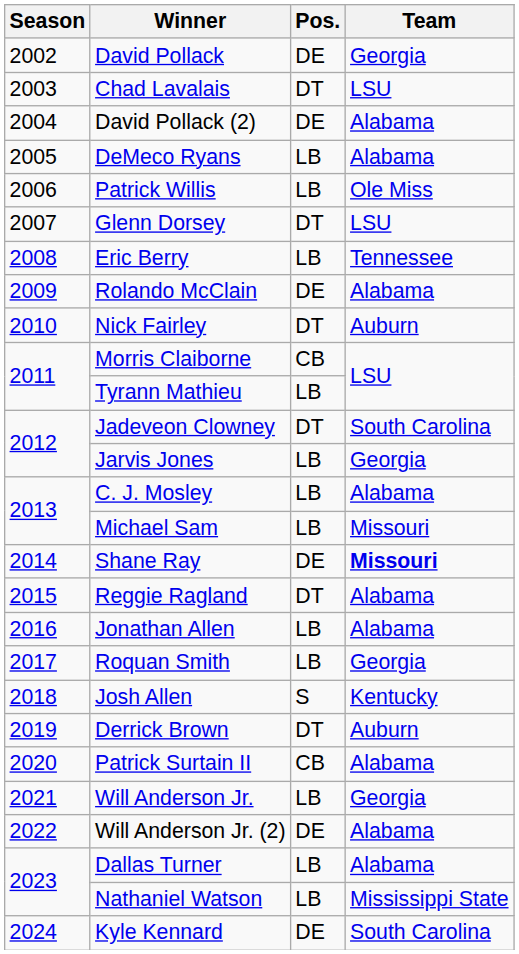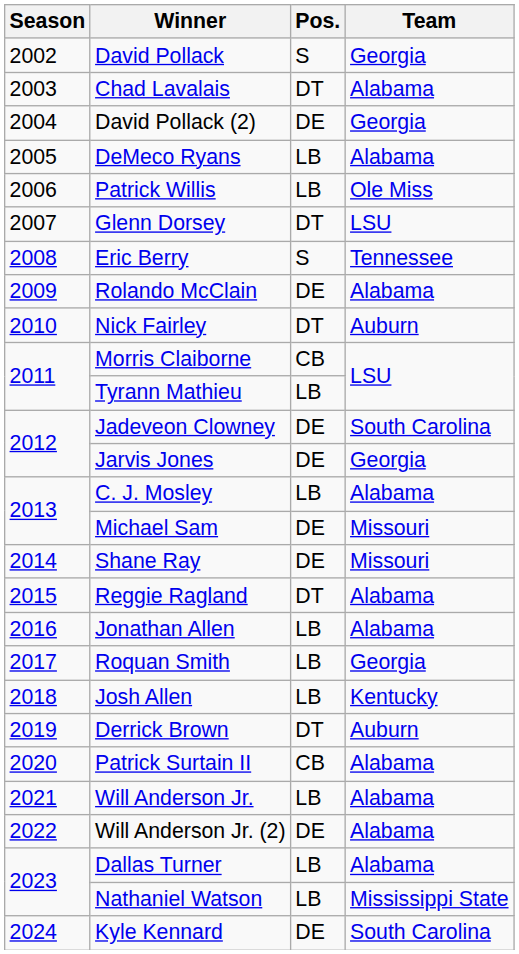(310, 55) DE -> (302, 55) S
(371, 88) LSU -> (392, 88) Alabama
(392, 122) Alabama -> (388, 122) Georgia
(308, 257) LB -> (302, 257) S
(309, 426) DT -> (310, 426) DE
(308, 460) LB -> (310, 460) DE
(308, 527) LB -> (310, 527) DE
(394, 561) bold -> (390, 561) normal
(302, 696) S -> (308, 696) LB
(388, 797) Georgia -> (392, 797) Alabama
